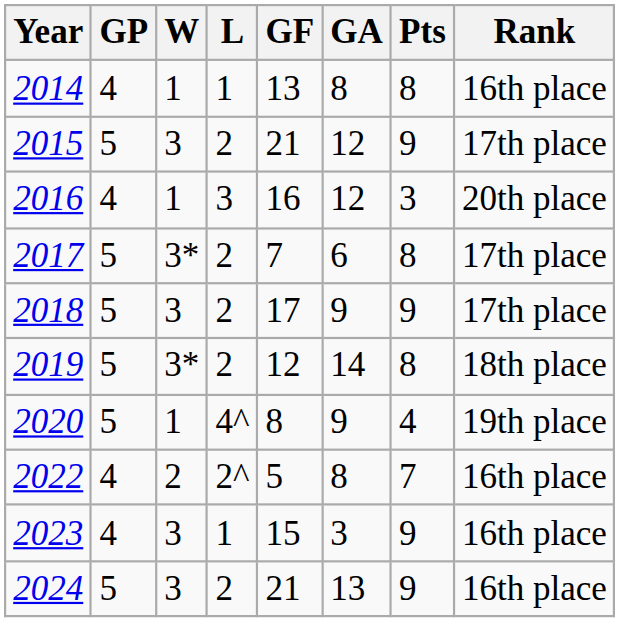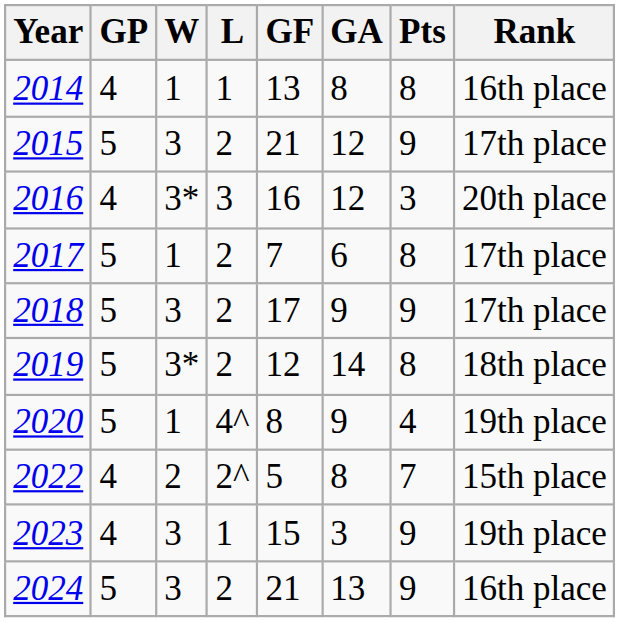(173, 198) 1 -> (182, 198) 3*
(182, 254) 3* -> (173, 254) 1
(534, 476) 16th place -> (534, 476) 15th place
(534, 532) 16th place -> (534, 532) 19th place
